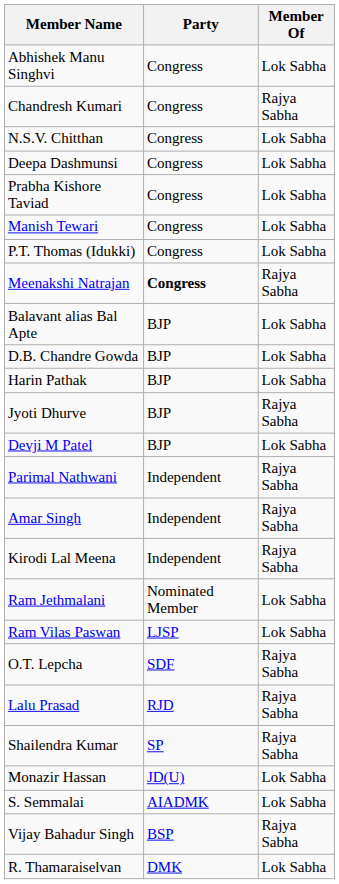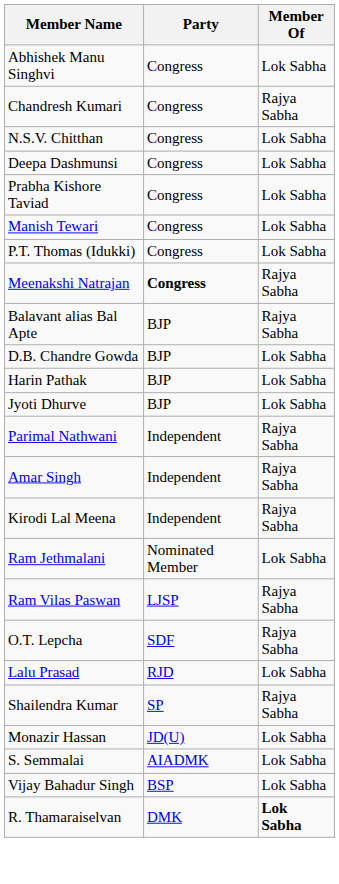(294, 324) Lok Sabha -> (280, 324) Rajya Sabha
(280, 412) Rajya Sabha -> (294, 404) Lok Sabha
- row: (50, 444)
(294, 631) Lok Sabha -> (280, 599) Rajya Sabha
(280, 704) Rajya Sabha -> (294, 672) Lok Sabha
(280, 834) Rajya Sabha -> (294, 784) Lok Sabha
(294, 866) normal -> (282, 817) bold
